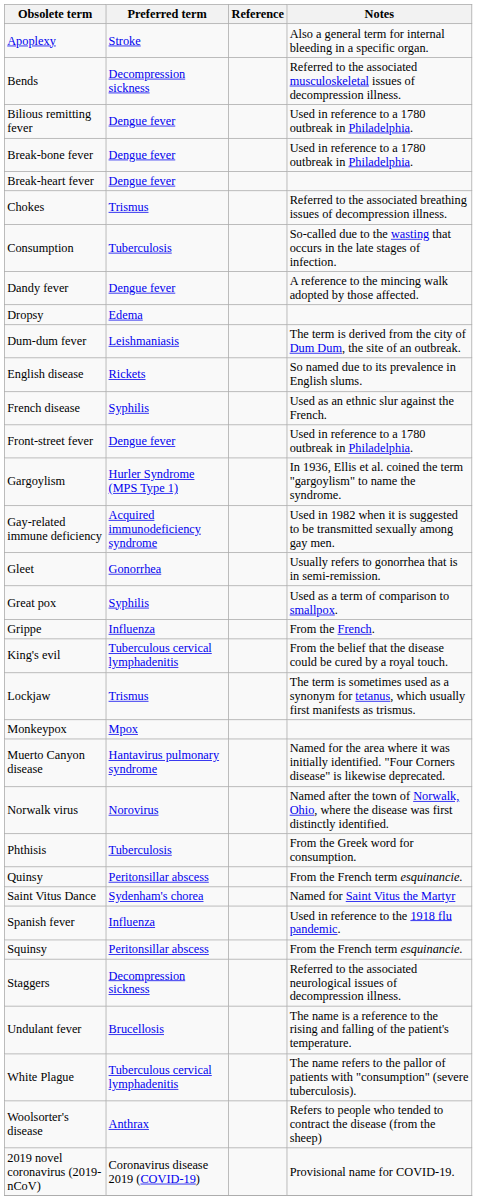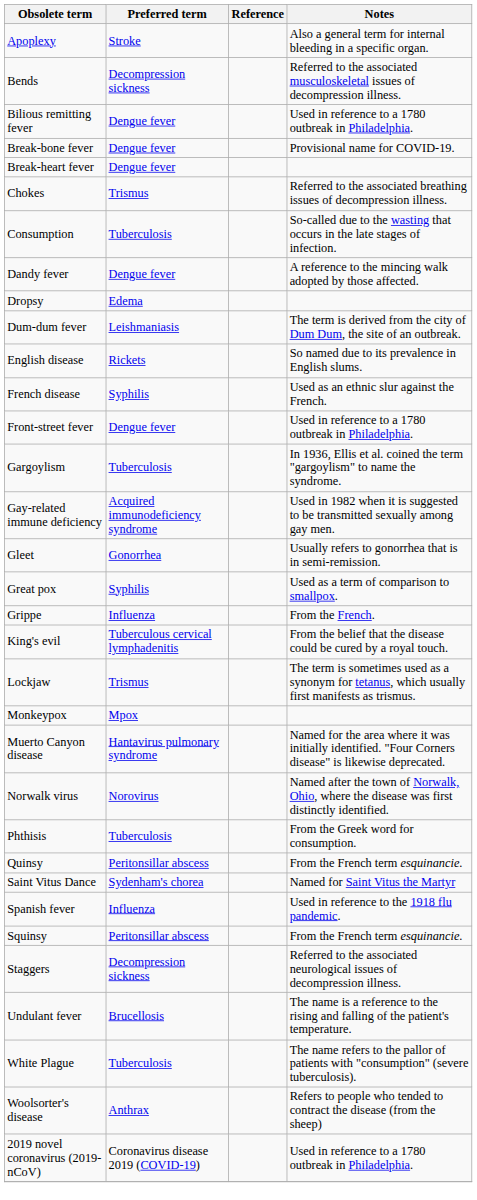(358, 154) Used in reference to a 1780 outbreak in Philadelphia. -> (372, 147) Provisional name for COVID-19.
(152, 481) Hurler Syndrome (MPS Type 1) -> (140, 467) Tuberculosis
(160, 1077) Tuberculous cervical lymphadenitis -> (140, 1063) Tuberculosis
(372, 1171) Provisional name for COVID-19. -> (358, 1158) Used in reference to a 1780 outbreak in Philadelphia.
